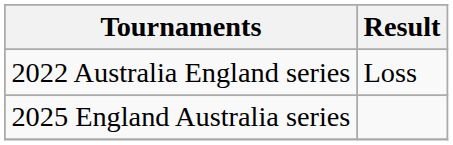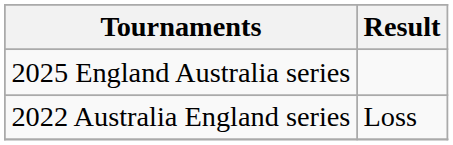rows swapped: (181, 71) <-> (181, 116)
